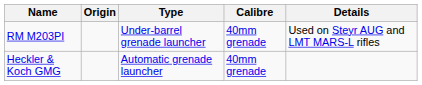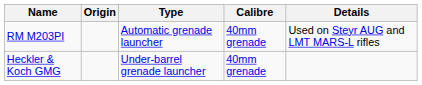(163, 36) Under-barrel grenade launcher -> (167, 36) Automatic grenade launcher
(167, 65) Automatic grenade launcher -> (163, 65) Under-barrel grenade launcher
